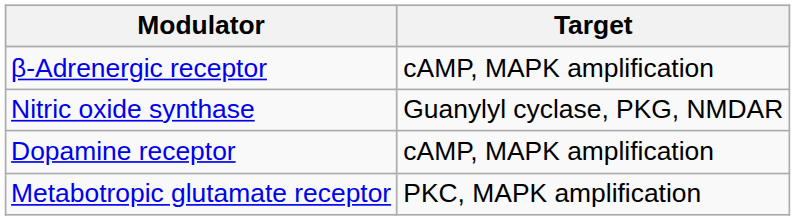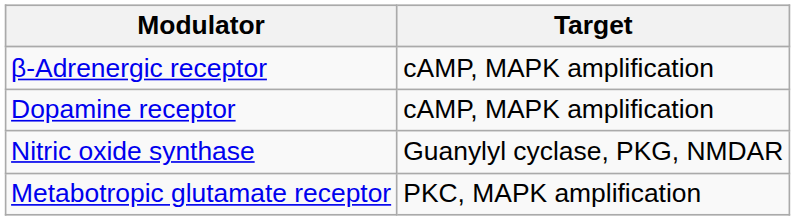rows swapped: (133, 109) <-> (123, 151)
